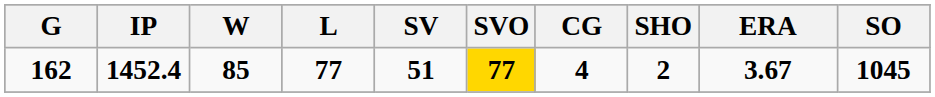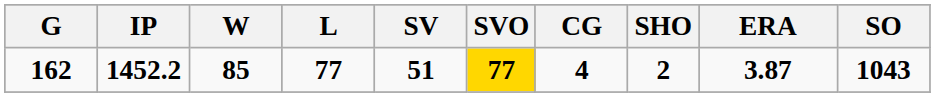(144, 69) 1452.4 -> (144, 69) 1452.2
(768, 69) 3.67 -> (768, 69) 3.87
(883, 69) 1045 -> (883, 69) 1043
